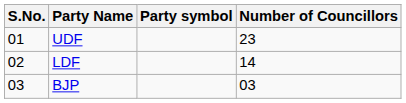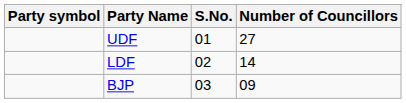columns swapped: (27, 16) <-> (186, 16)
(247, 39) 23 -> (247, 39) 27
(247, 86) 03 -> (247, 86) 09
